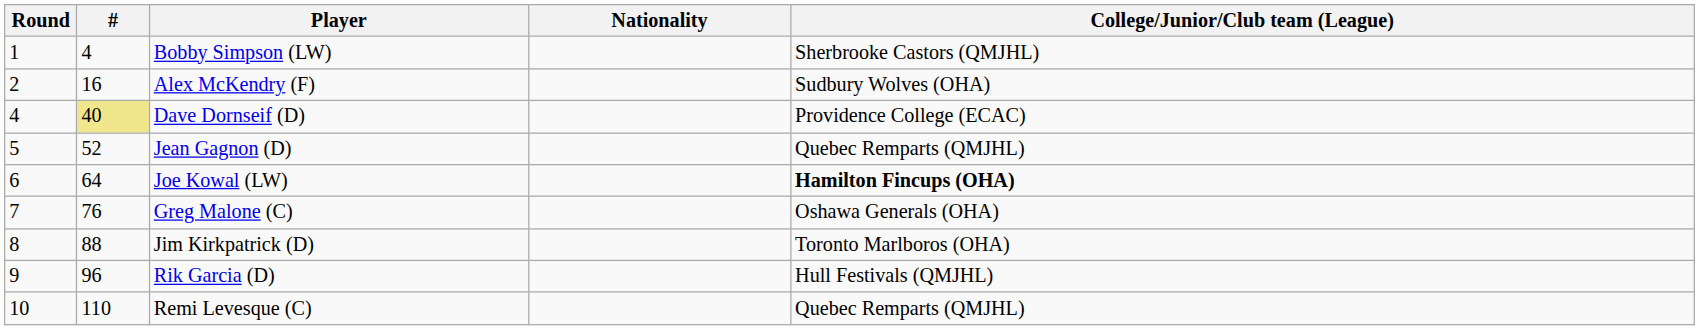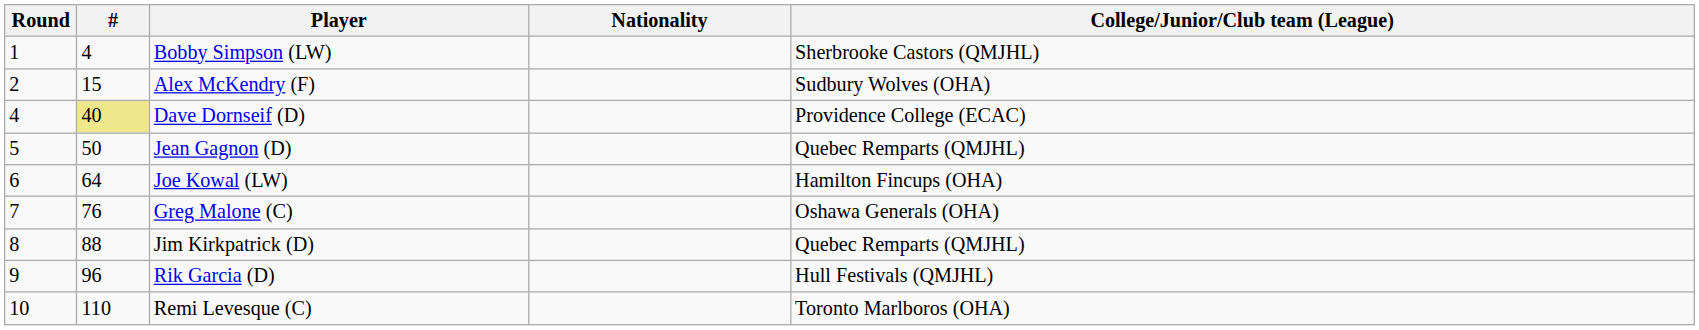(92, 84) 16 -> (92, 84) 15
(92, 148) 52 -> (92, 148) 50
(905, 180) bold -> (899, 180) normal
(902, 244) Toronto Marlboros (OHA) -> (910, 244) Quebec Remparts (QMJHL)
(910, 308) Quebec Remparts (QMJHL) -> (902, 308) Toronto Marlboros (OHA)
